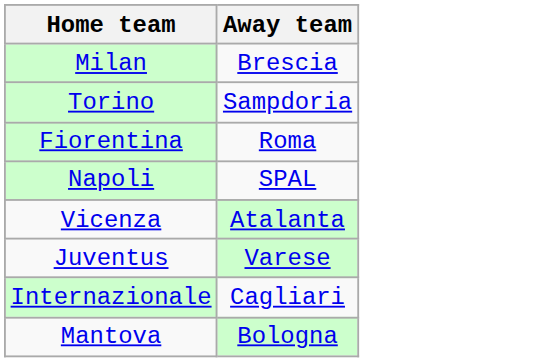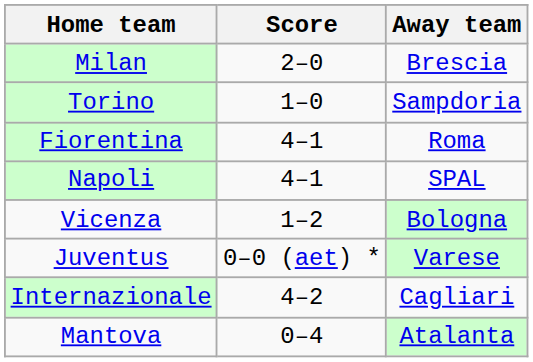+ column: (302, 24)
(288, 219) Atalanta -> (457, 219) Bologna
(288, 336) Bologna -> (457, 336) Atalanta
